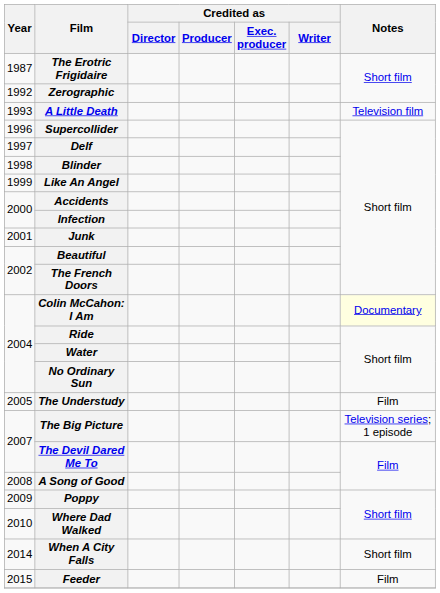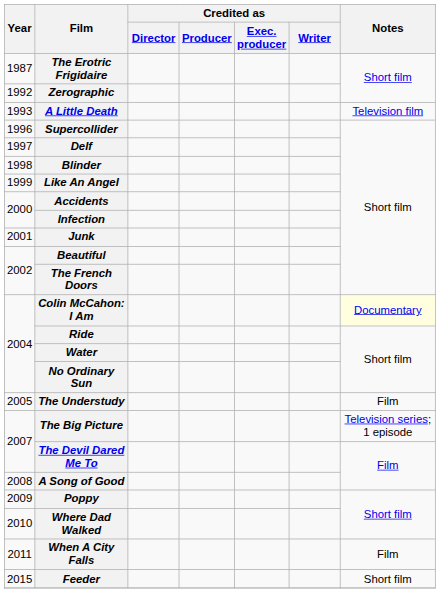(20, 554) 2014 -> (20, 554) 2011
(388, 554) Short film -> (388, 554) Film
(388, 578) Film -> (388, 578) Short film
